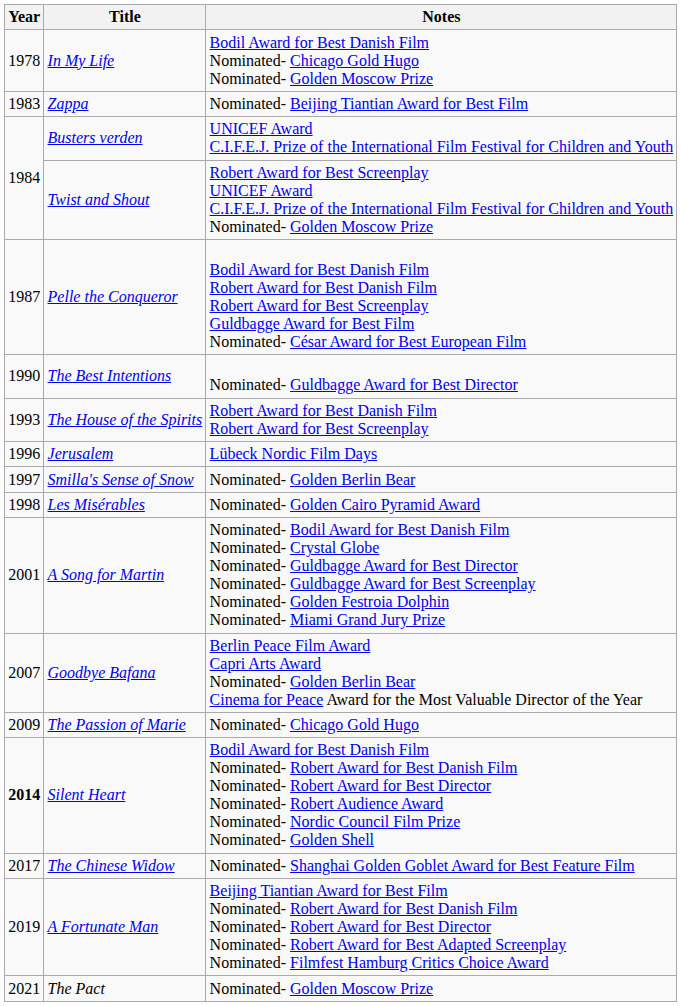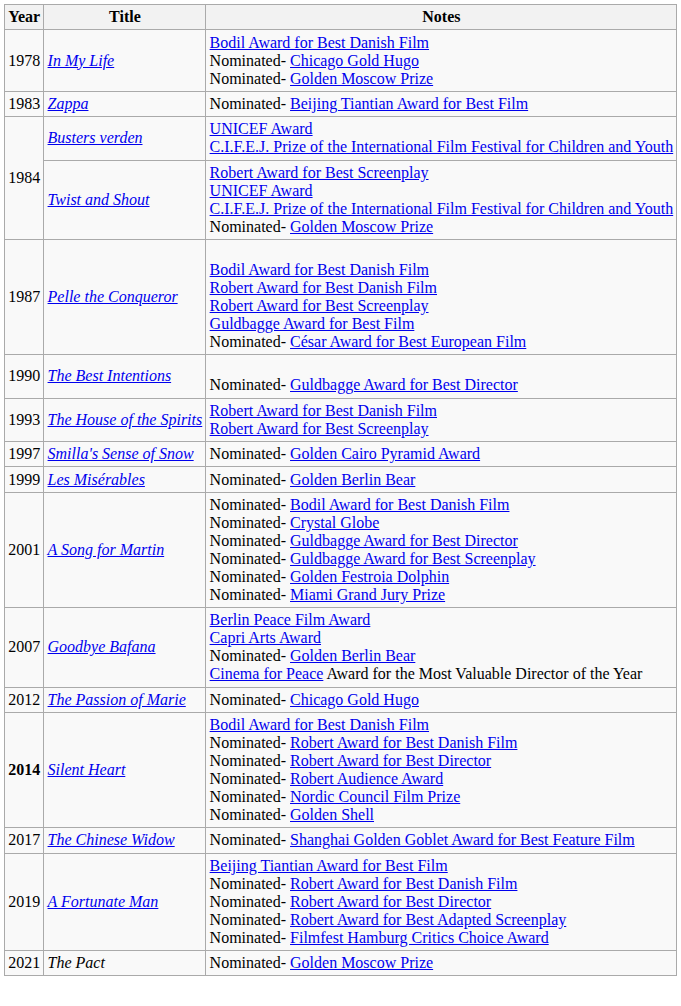- row: (80, 454)
(312, 479) Nominated- Golden Berlin Bear -> (345, 454) Nominated- Golden Cairo Pyramid Award
(24, 504) 1998 -> (24, 479) 1999
(345, 504) Nominated- Golden Cairo Pyramid Award -> (312, 479) Nominated- Golden Berlin Bear
(24, 725) 2009 -> (24, 699) 2012
